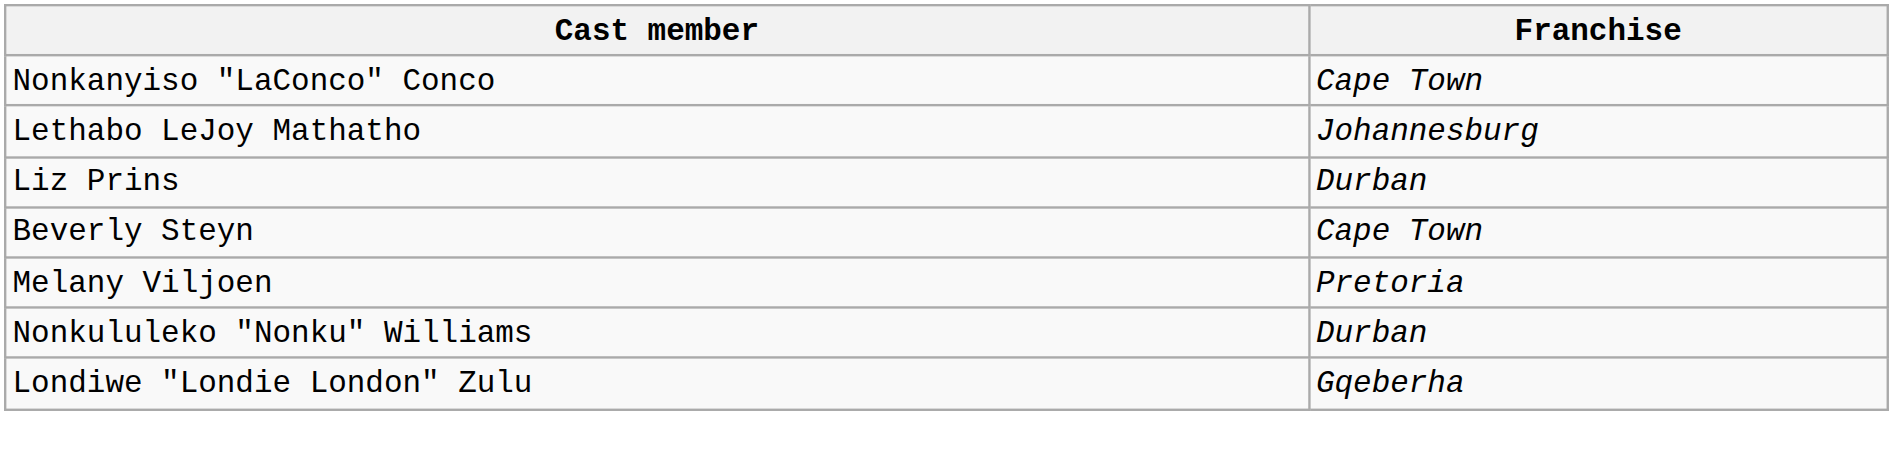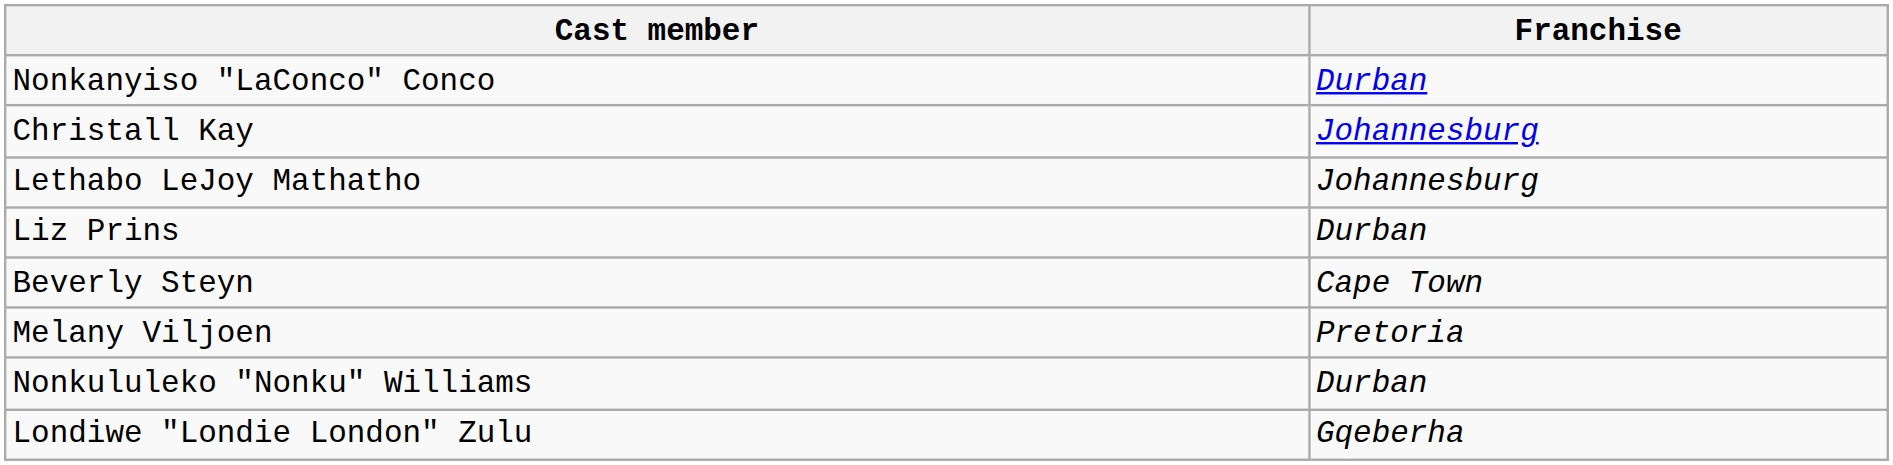(1399, 81) Cape Town -> (1372, 81) Durban
+ row: (133, 131)
